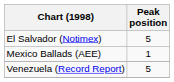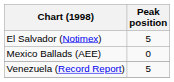(148, 54) 1 -> (148, 54) 0
